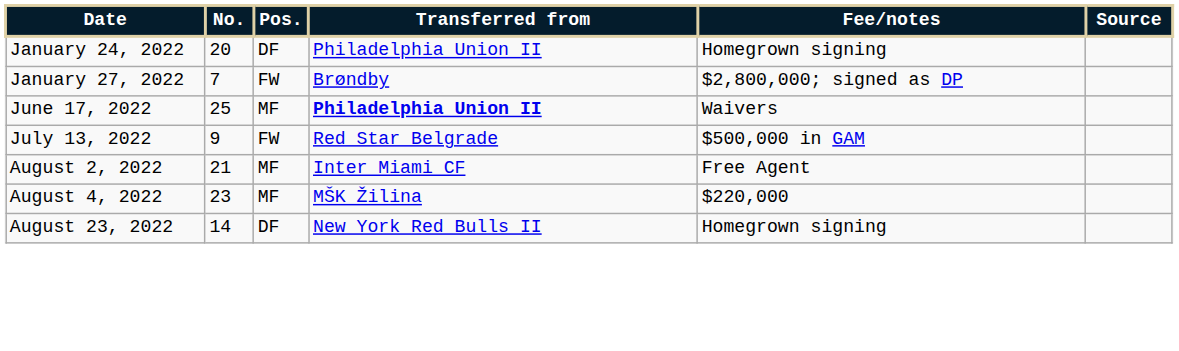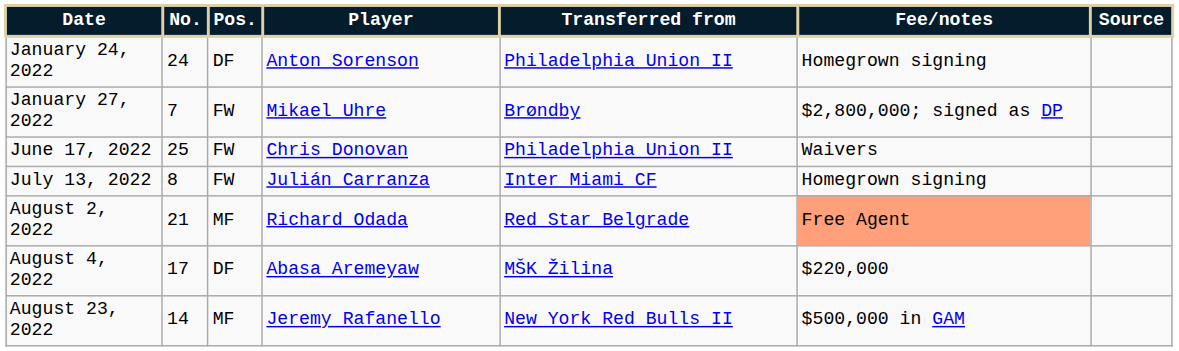+ column: (381, 21)
(220, 52) 20 -> (178, 62) 24
(269, 111) MF -> (224, 152) FW
(427, 111) bold -> (618, 152) normal
(215, 140) 9 -> (173, 181) 8
(406, 140) Red Star Belgrade -> (580, 181) Inter Miami CF
(783, 140) $500,000 in GAM -> (894, 181) Homegrown signing
(389, 169) Inter Miami CF -> (597, 221) Red Star Belgrade
(756, 169) no background -> (856, 221) lightsalmon background
(220, 199) 23 -> (178, 271) 17
(269, 199) MF -> (224, 271) DF
(269, 228) DF -> (224, 320) MF
(794, 228) Homegrown signing -> (883, 320) $500,000 in GAM
